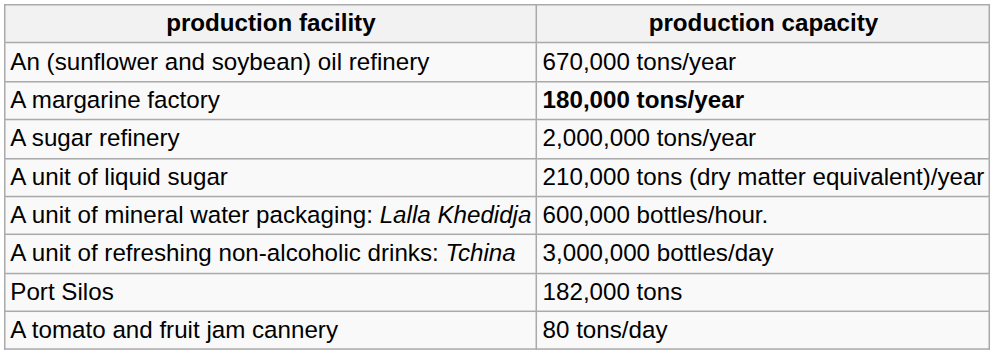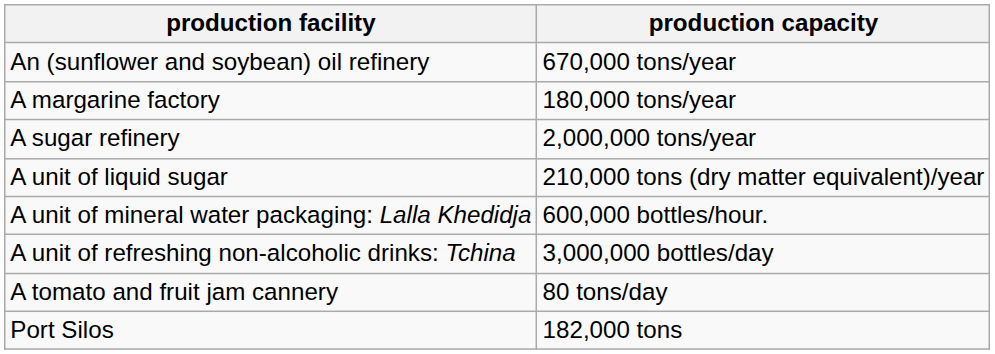(643, 100) bold -> (639, 100) normal
rows swapped: (174, 330) <-> (62, 291)
